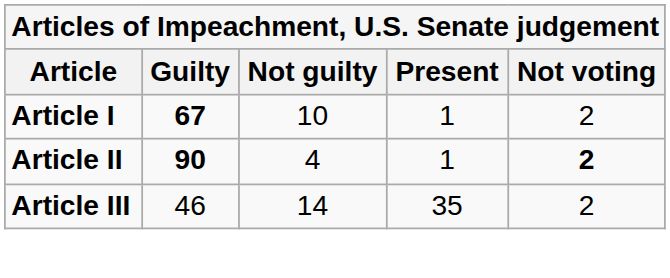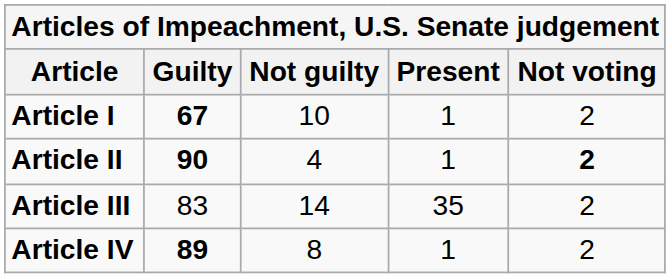(190, 205) 46 -> (192, 205) 83
+ row: (72, 250)
